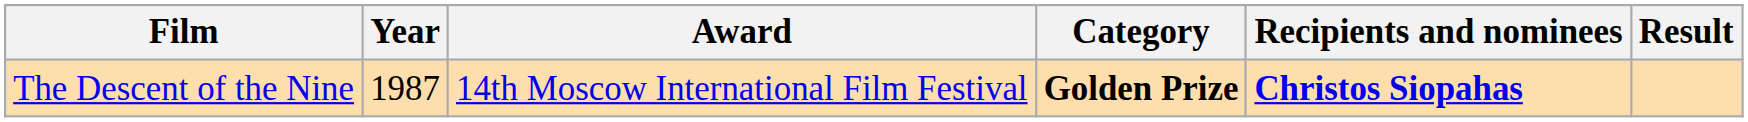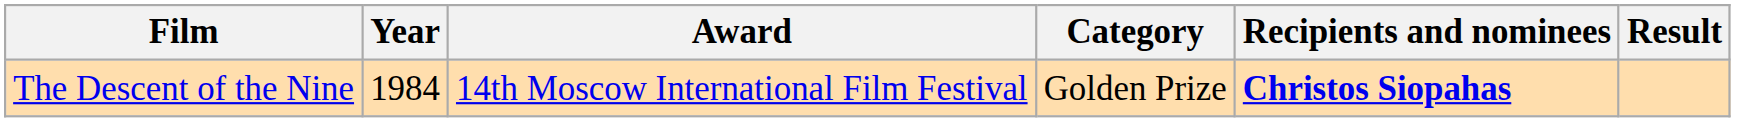(405, 87) 1987 -> (405, 87) 1984
(1141, 87) bold -> (1135, 87) normal
